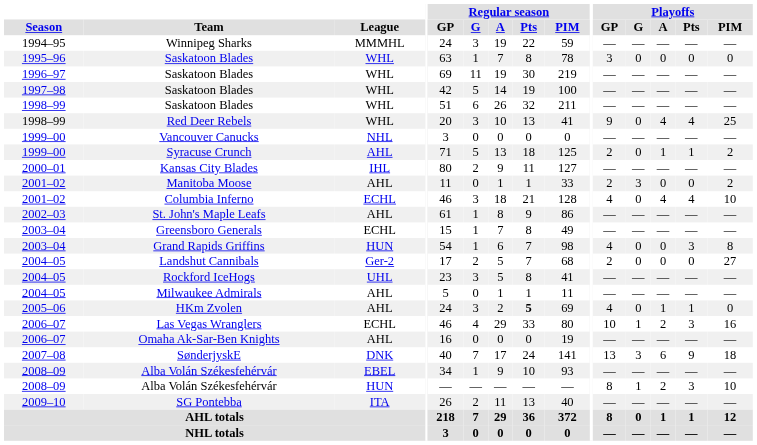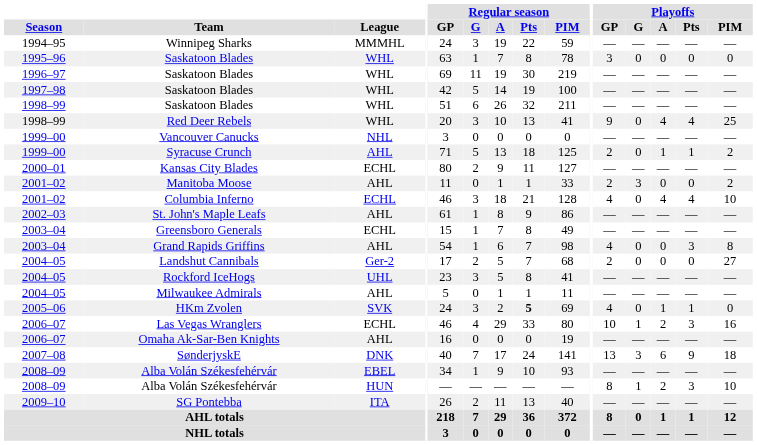(380, 167) IHL -> (380, 167) ECHL
(380, 245) HUN -> (380, 245) AHL
(380, 308) AHL -> (380, 308) SVK
